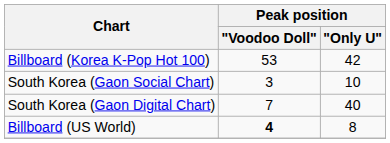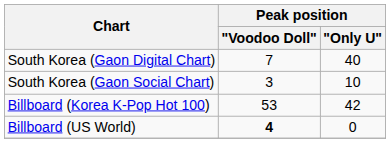rows swapped: (111, 104) <-> (109, 60)
(353, 127) 8 -> (353, 127) 0
